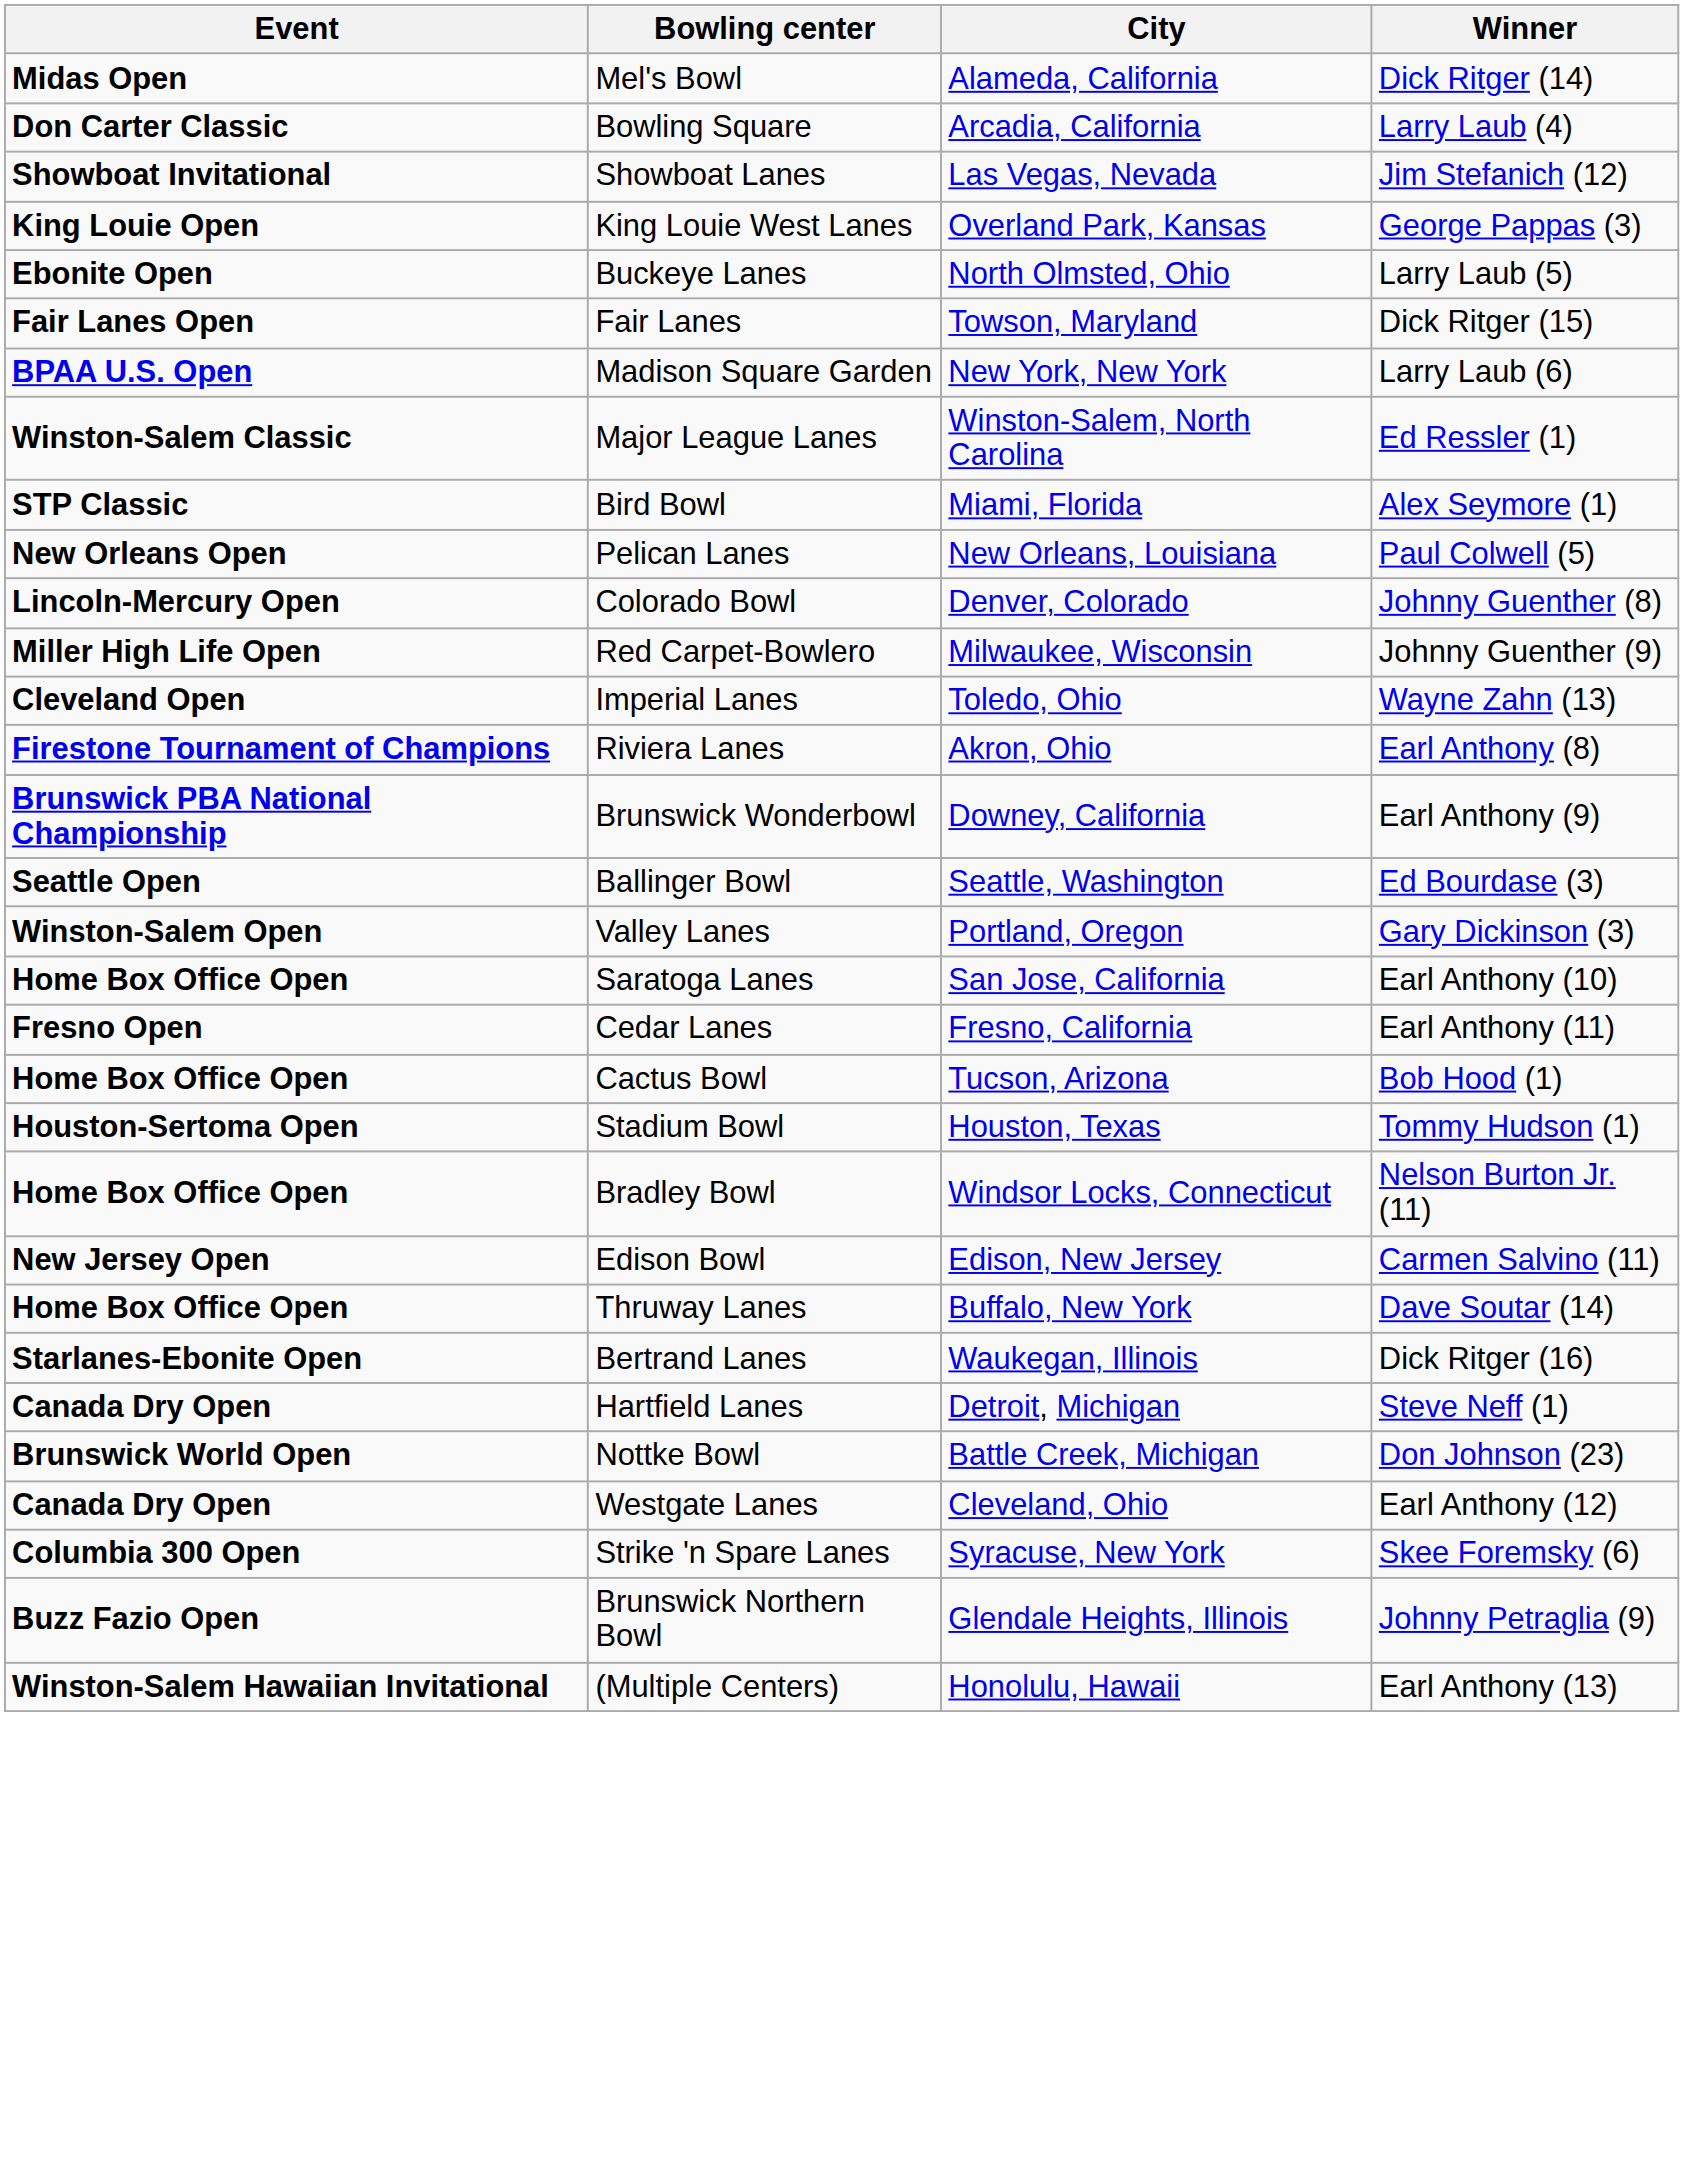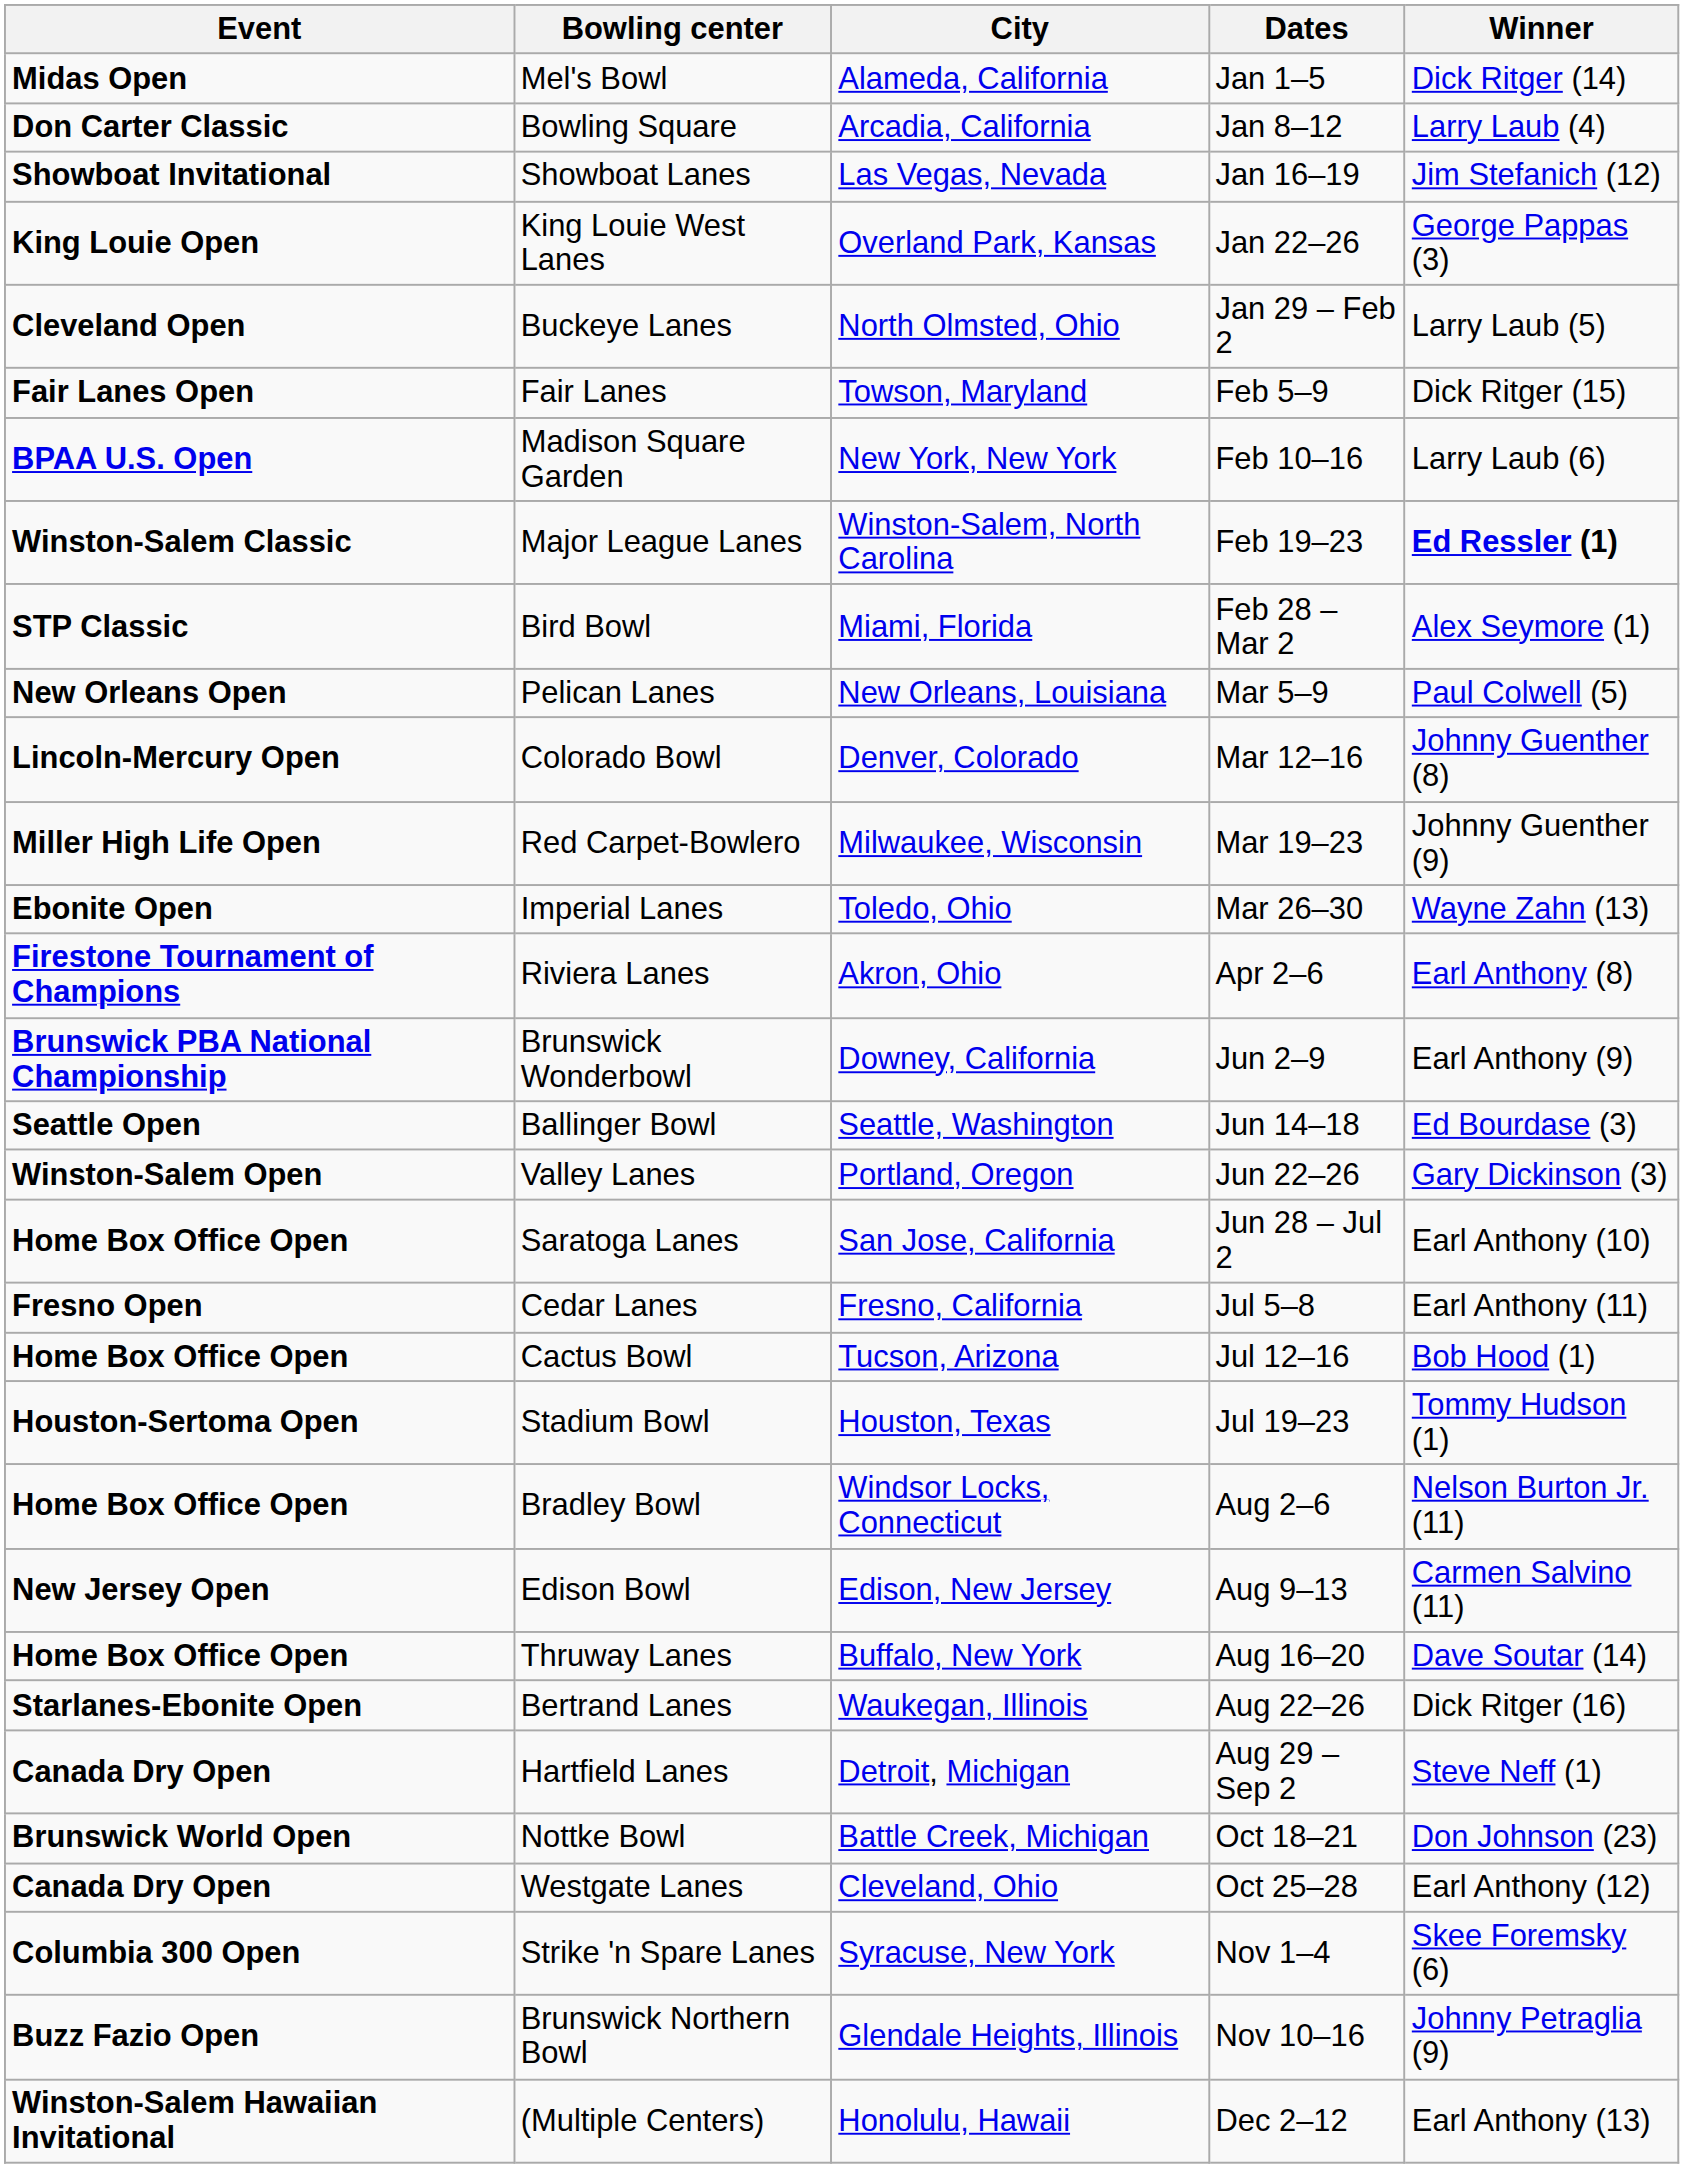+ column: (1307, 28)
(112, 273) Ebonite Open -> (129, 325) Cleveland Open
(1478, 438) normal -> (1515, 542) bold
(129, 700) Cleveland Open -> (112, 908) Ebonite Open
